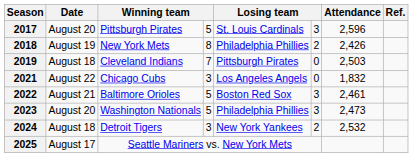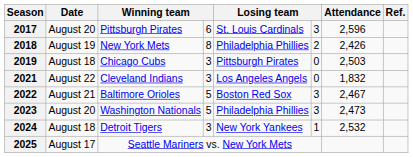(209, 29) 5 -> (209, 29) 6
(141, 62) Cleveland Indians -> (133, 62) Chicago Cubs
(209, 62) 7 -> (209, 62) 3
(133, 78) Chicago Cubs -> (141, 78) Cleveland Indians
(353, 95) 2,461 -> (353, 95) 2,467
(316, 128) 2 -> (316, 128) 1
